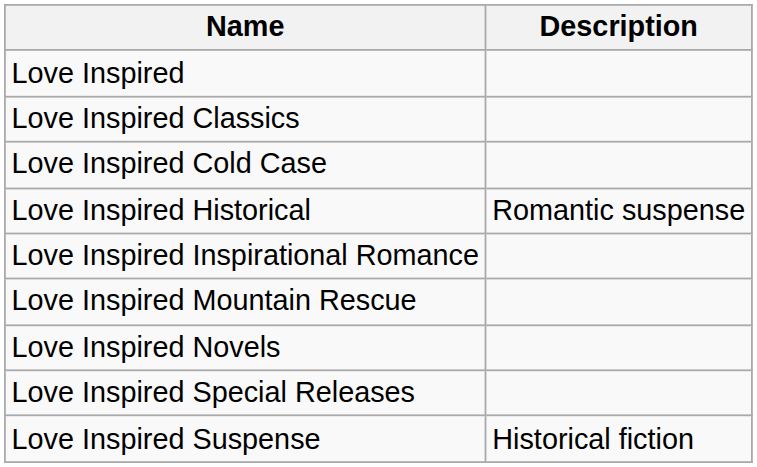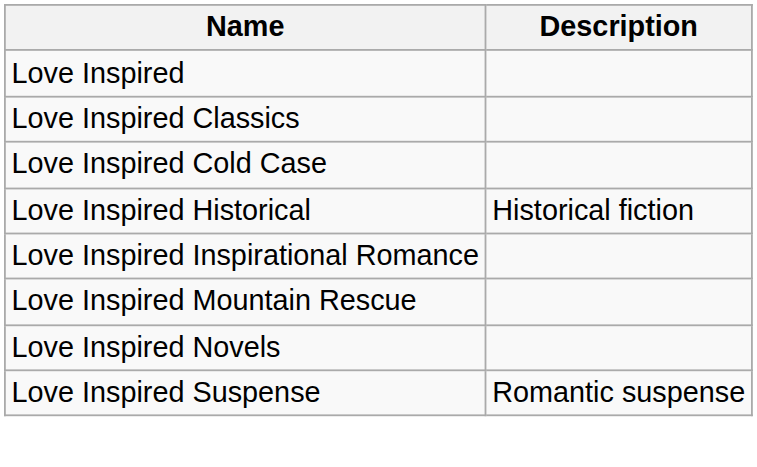(619, 210) Romantic suspense -> (593, 210) Historical fiction
- row: (213, 392)
(593, 438) Historical fiction -> (619, 392) Romantic suspense
